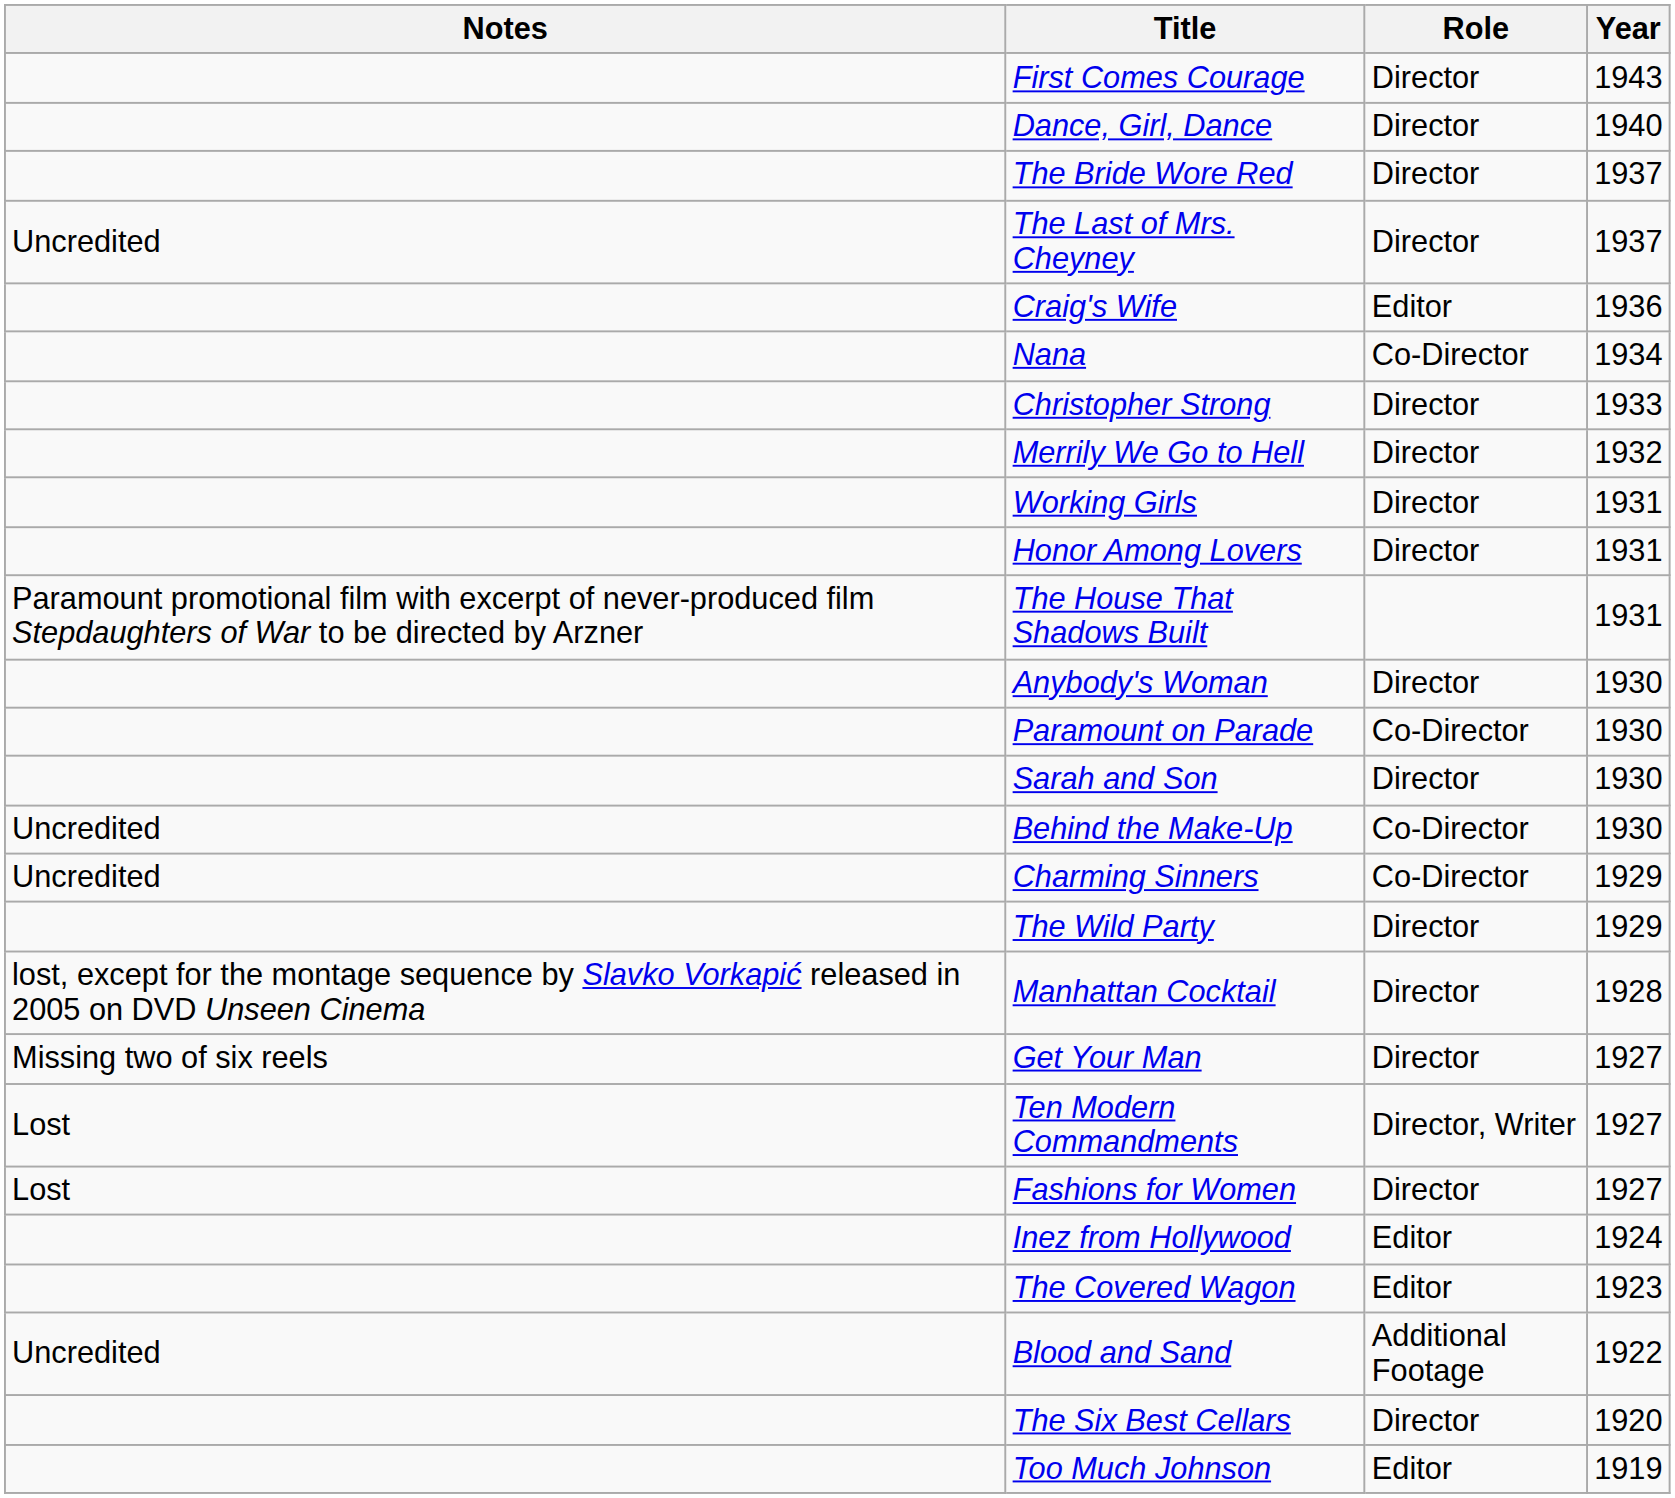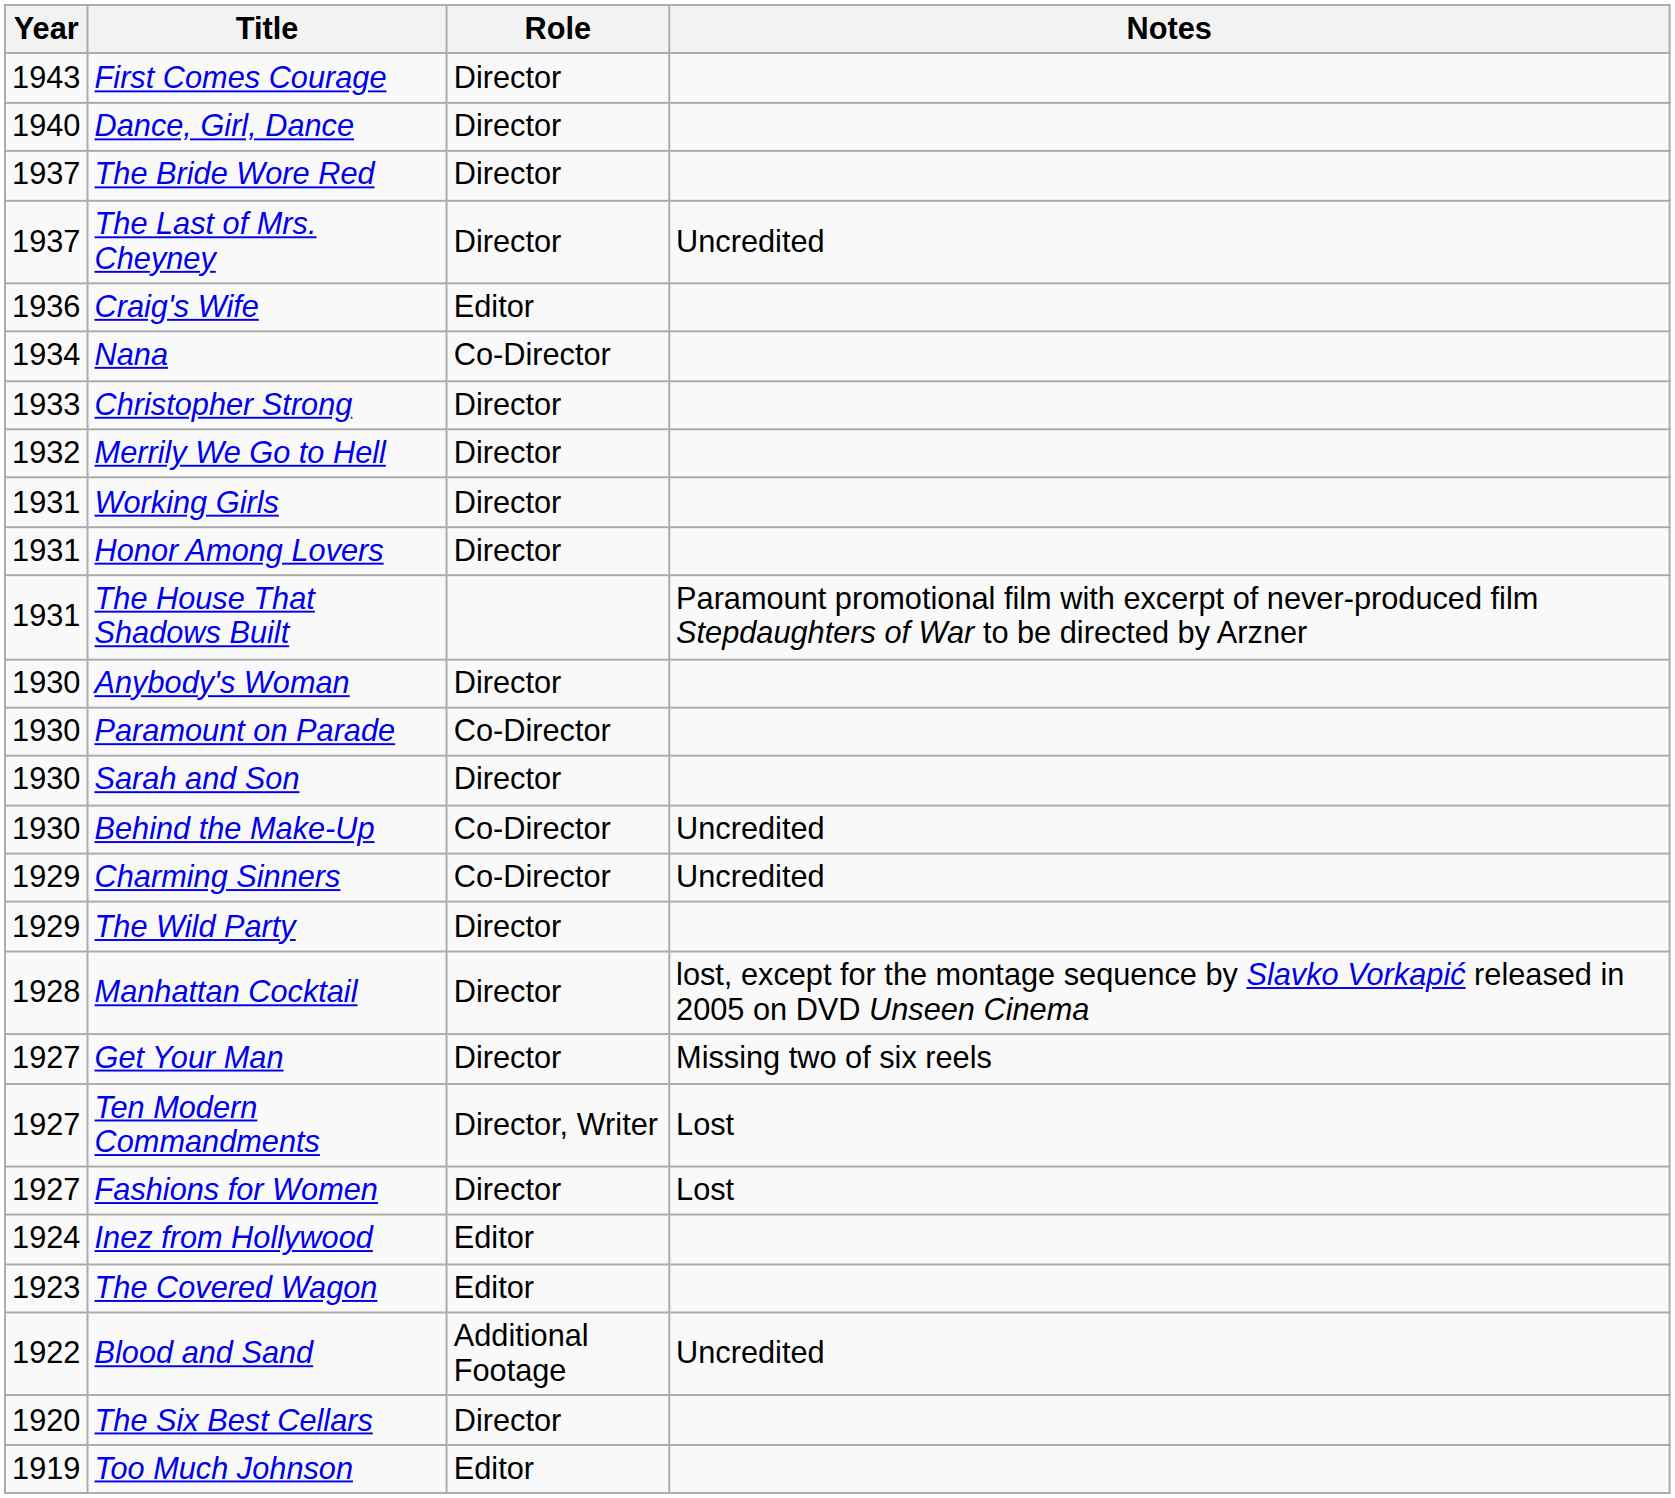columns swapped: (1628, 28) <-> (505, 28)
